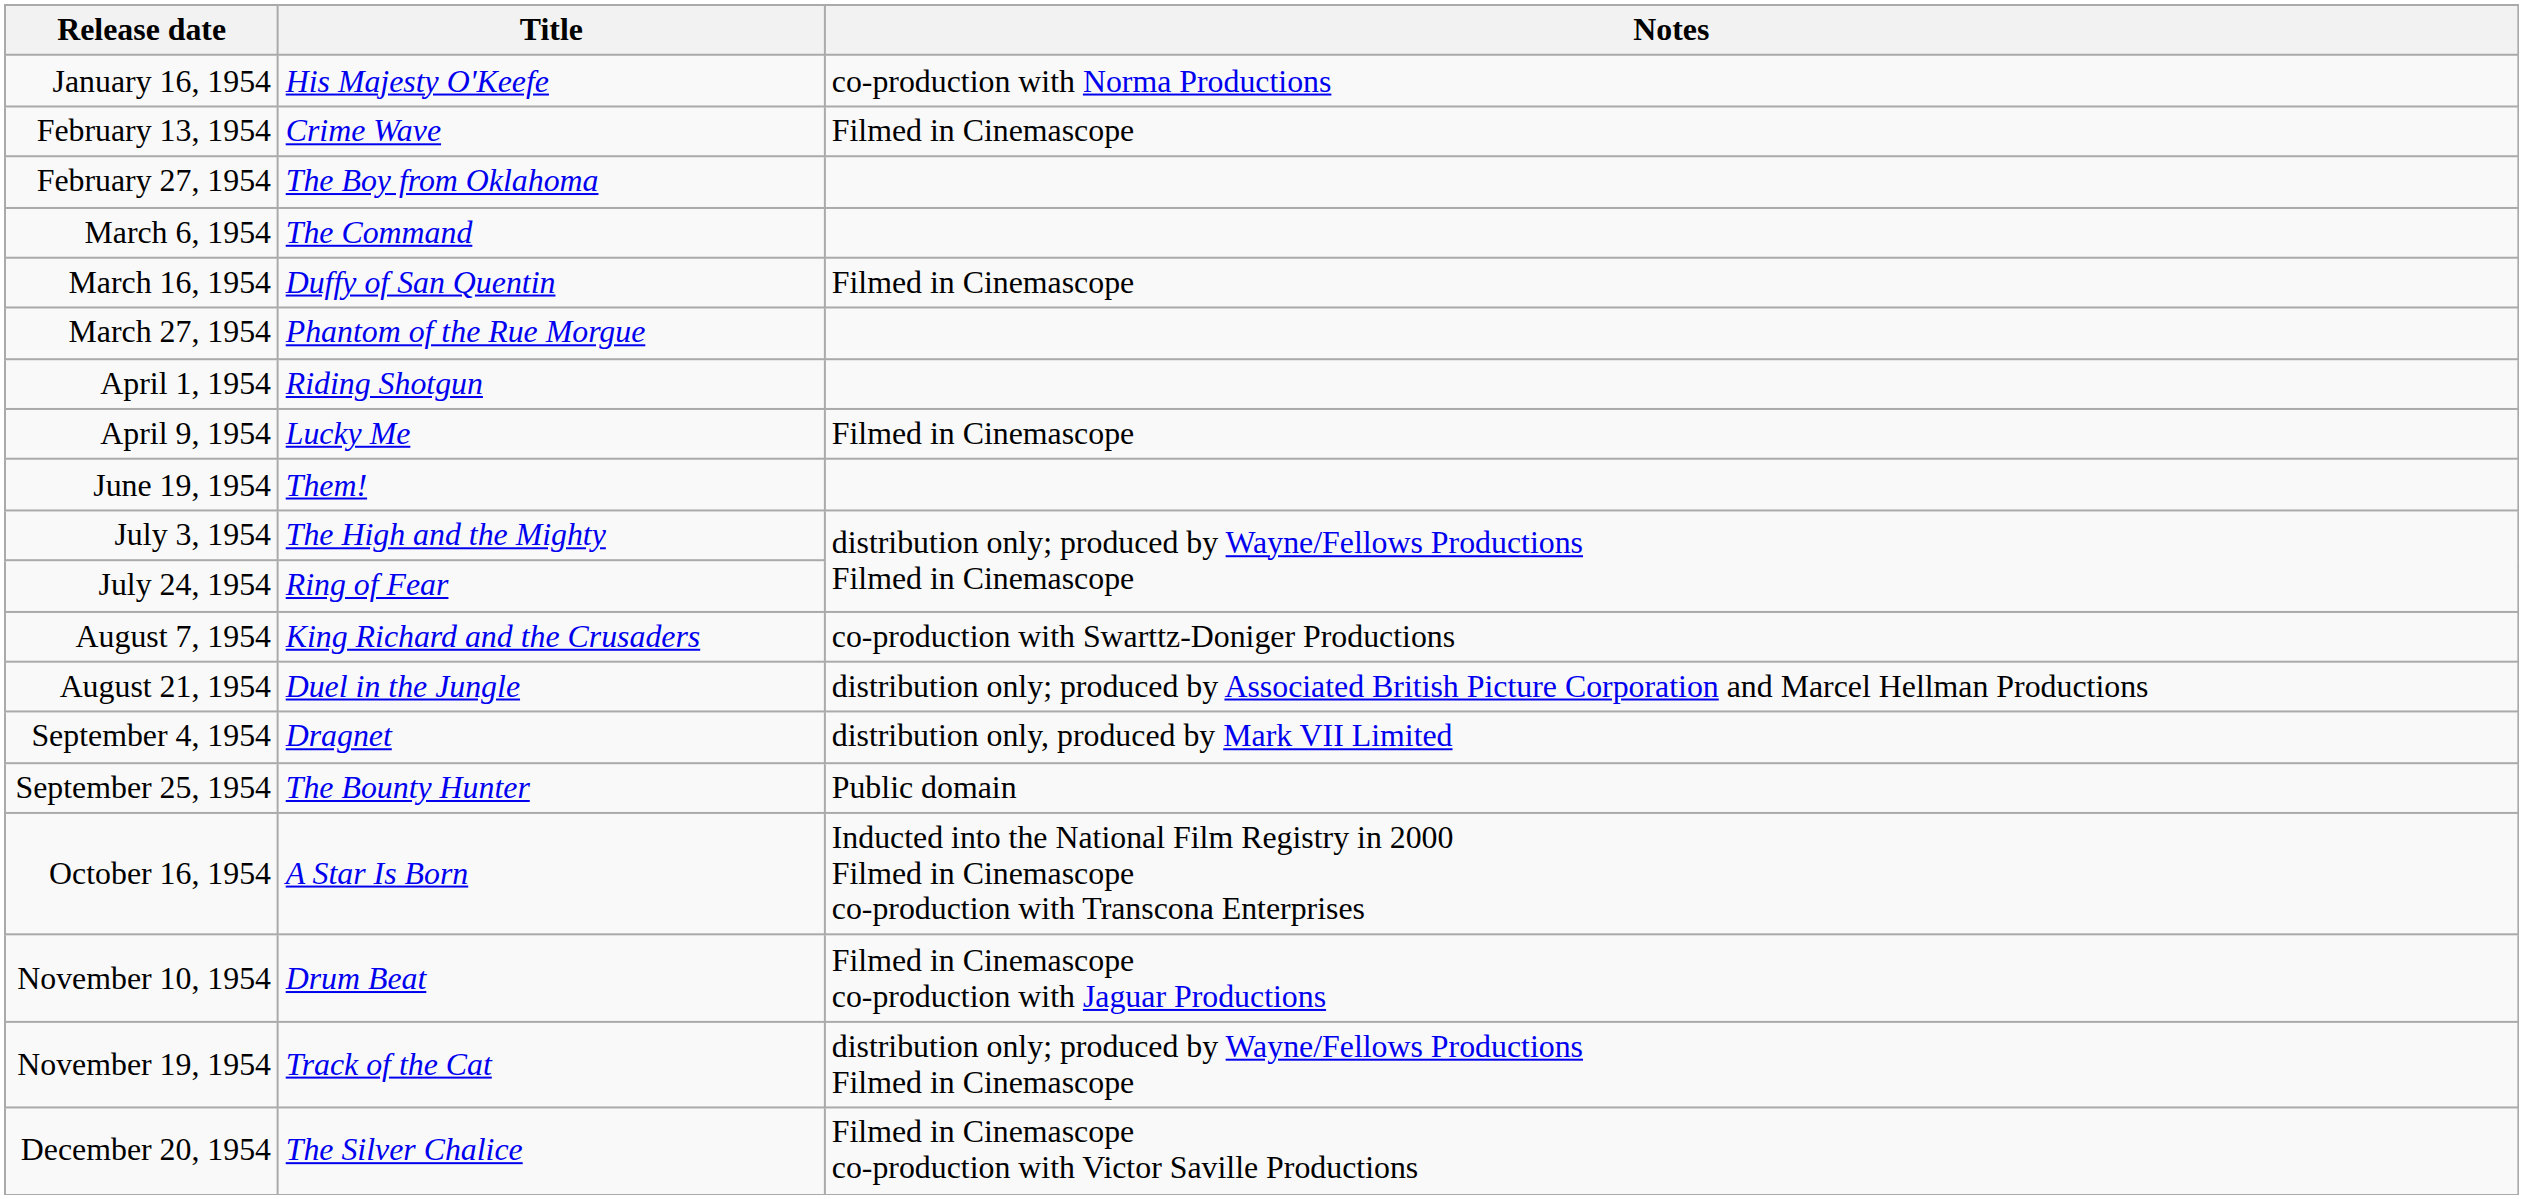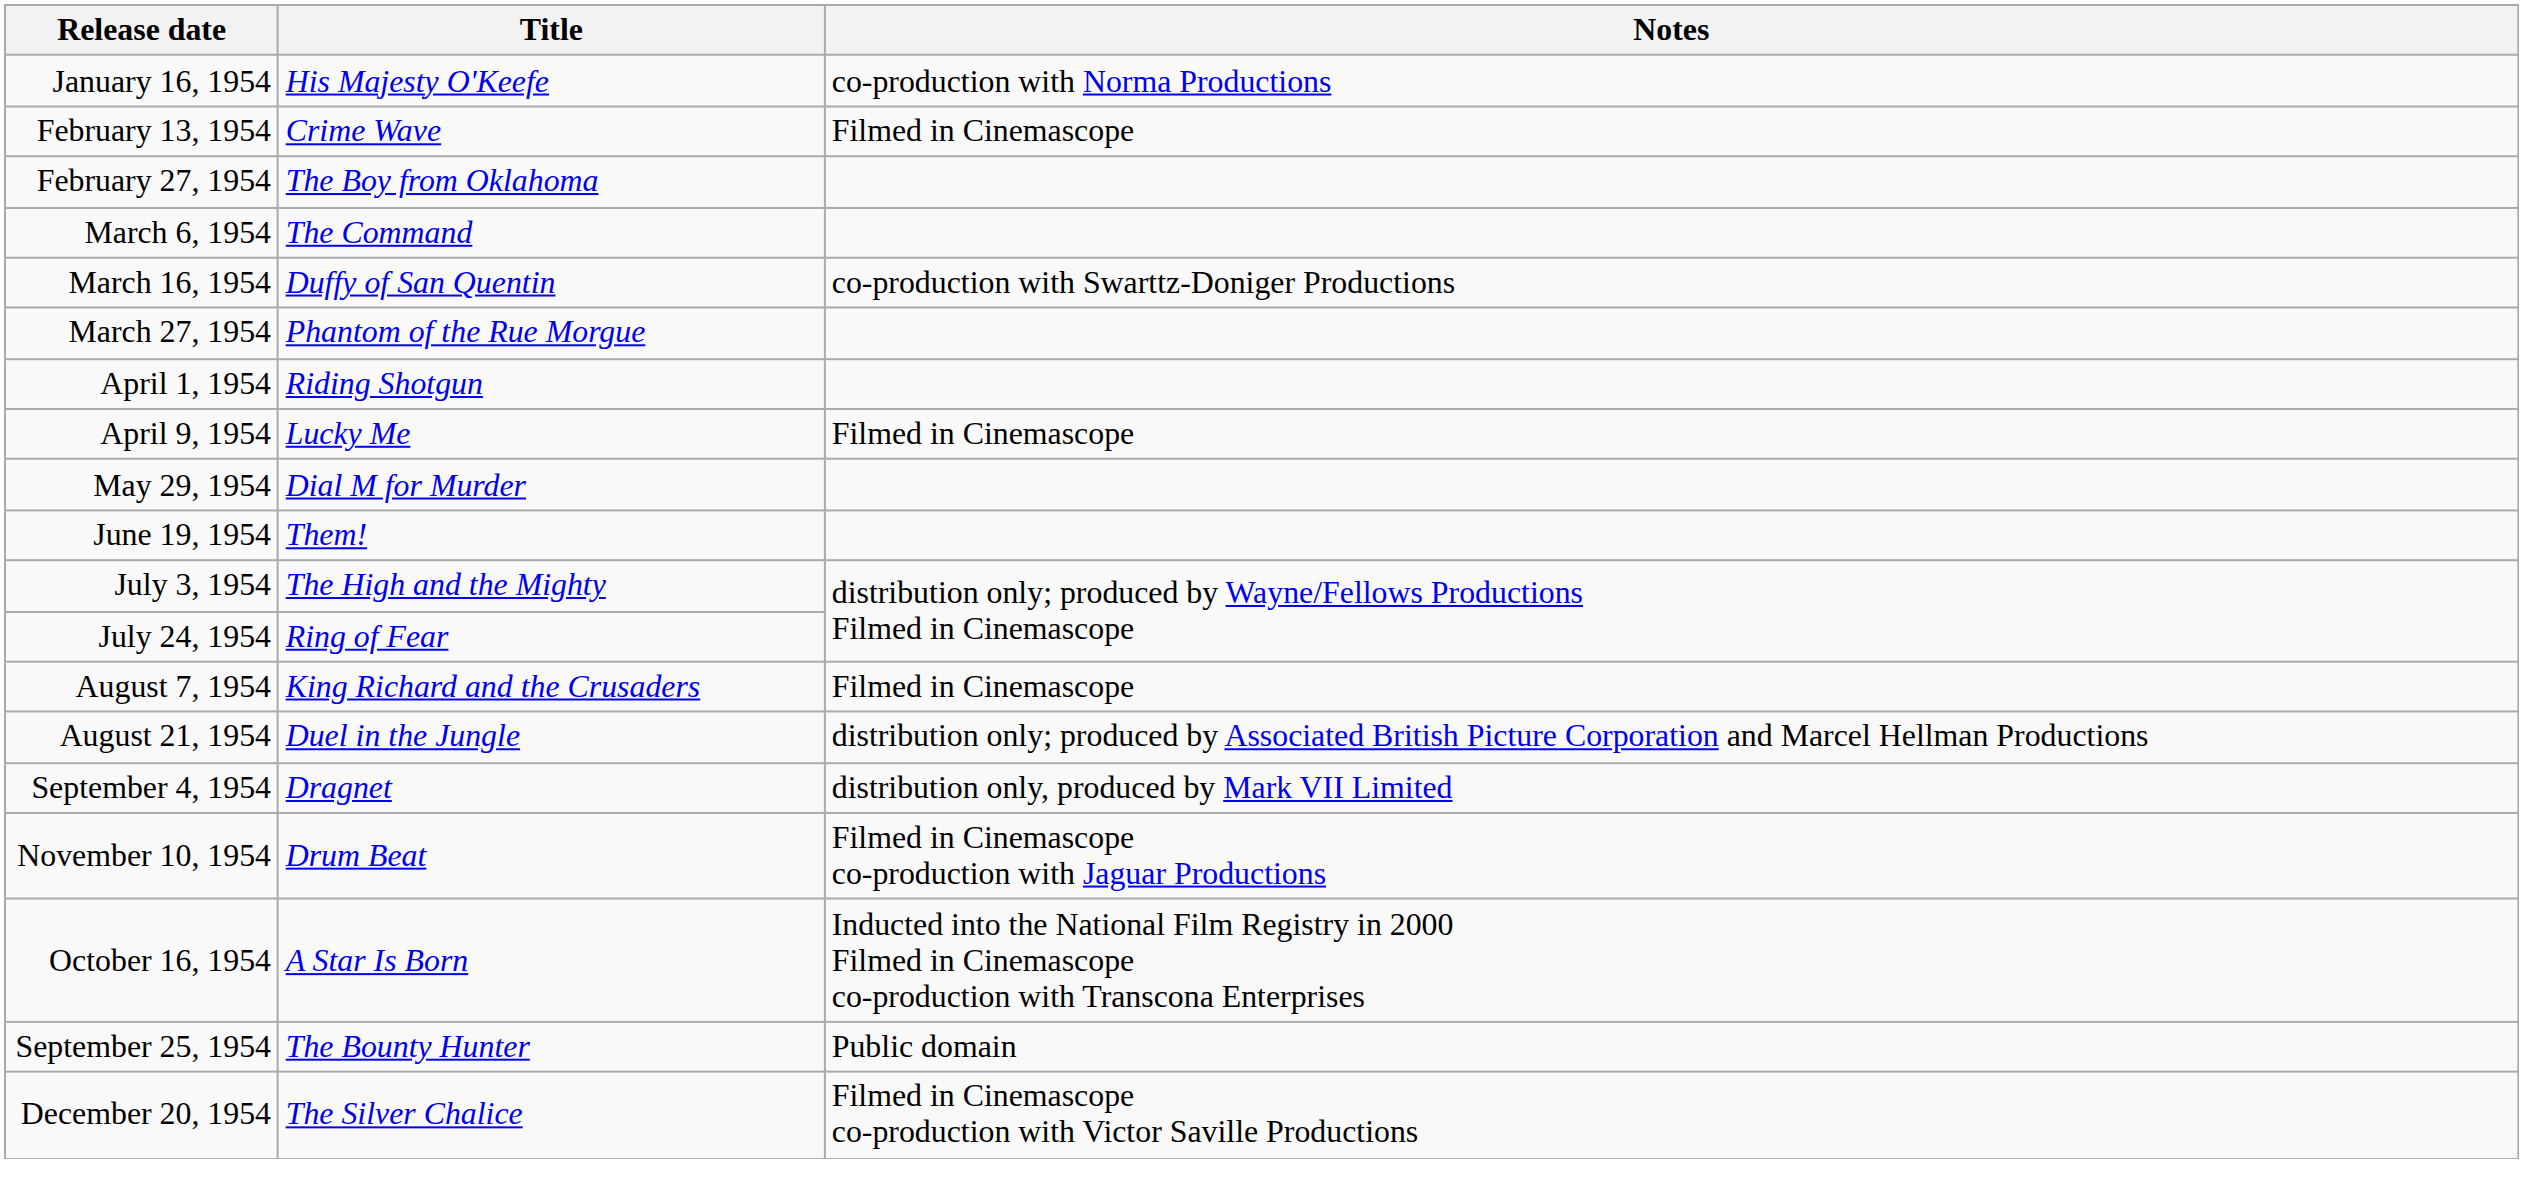(983, 282) Filmed in Cinemascope -> (1143, 282) co-production with Swarttz-Doniger Productions
+ row: (182, 484)
(1143, 635) co-production with Swarttz-Doniger Productions -> (983, 686) Filmed in Cinemascope
rows swapped: (143, 787) <-> (144, 977)
- row: (144, 1064)
